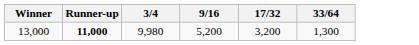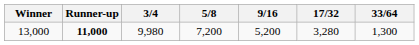+ column: (209, 13)
(268, 31) 3,200 -> (326, 31) 3,280
